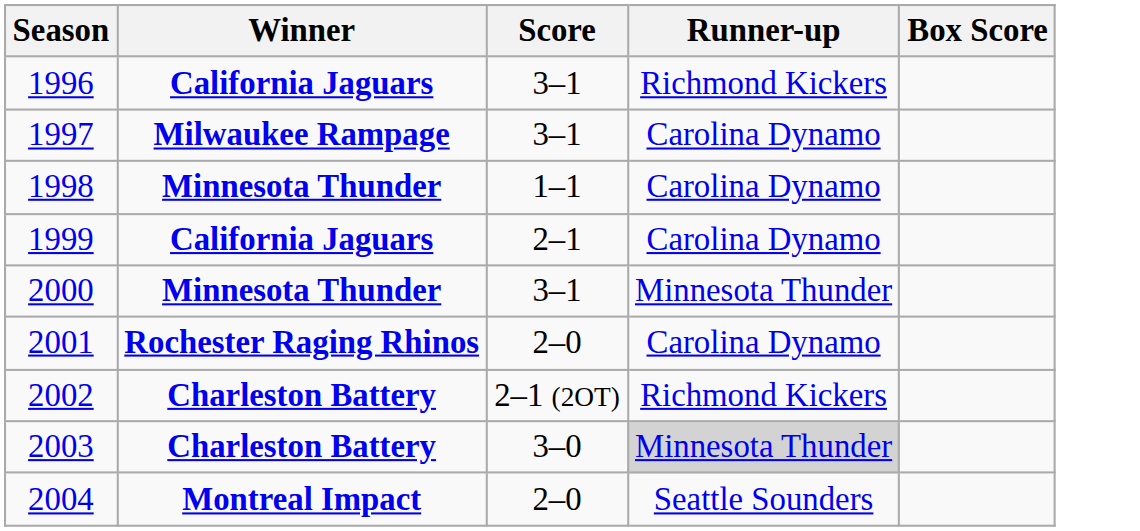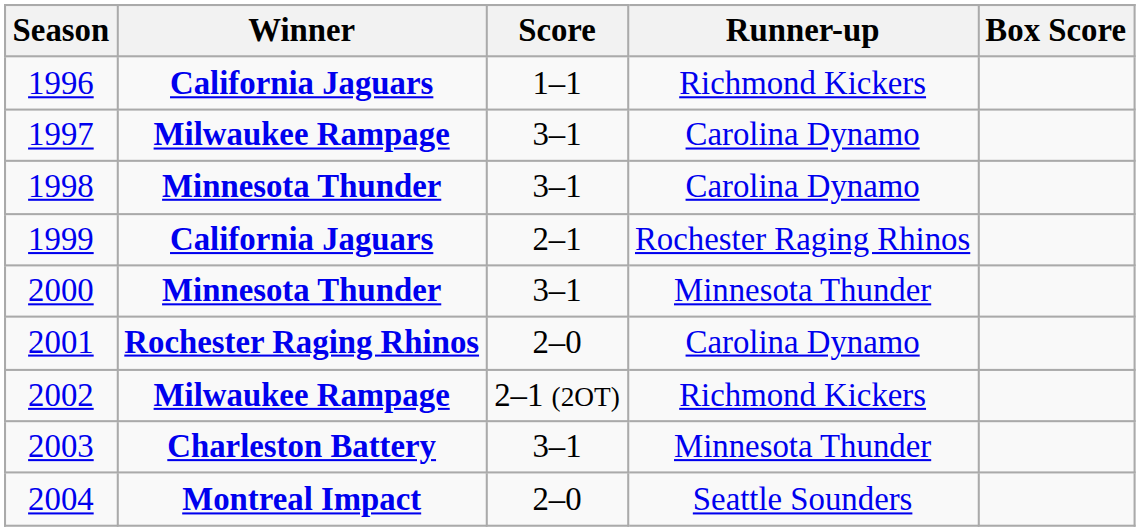(557, 82) 3–1 -> (557, 82) 1–1
(557, 186) 1–1 -> (557, 186) 3–1
(764, 238) Carolina Dynamo -> (803, 238) Rochester Raging Rhinos
(302, 394) Charleston Battery -> (302, 394) Milwaukee Rampage
(557, 446) 3–0 -> (557, 446) 3–1
(764, 446) lightgrey background -> (803, 446) no background
